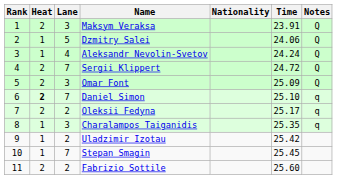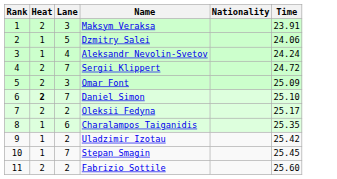- column: (317, 11)
(67, 125) 3 -> (67, 125) 6
